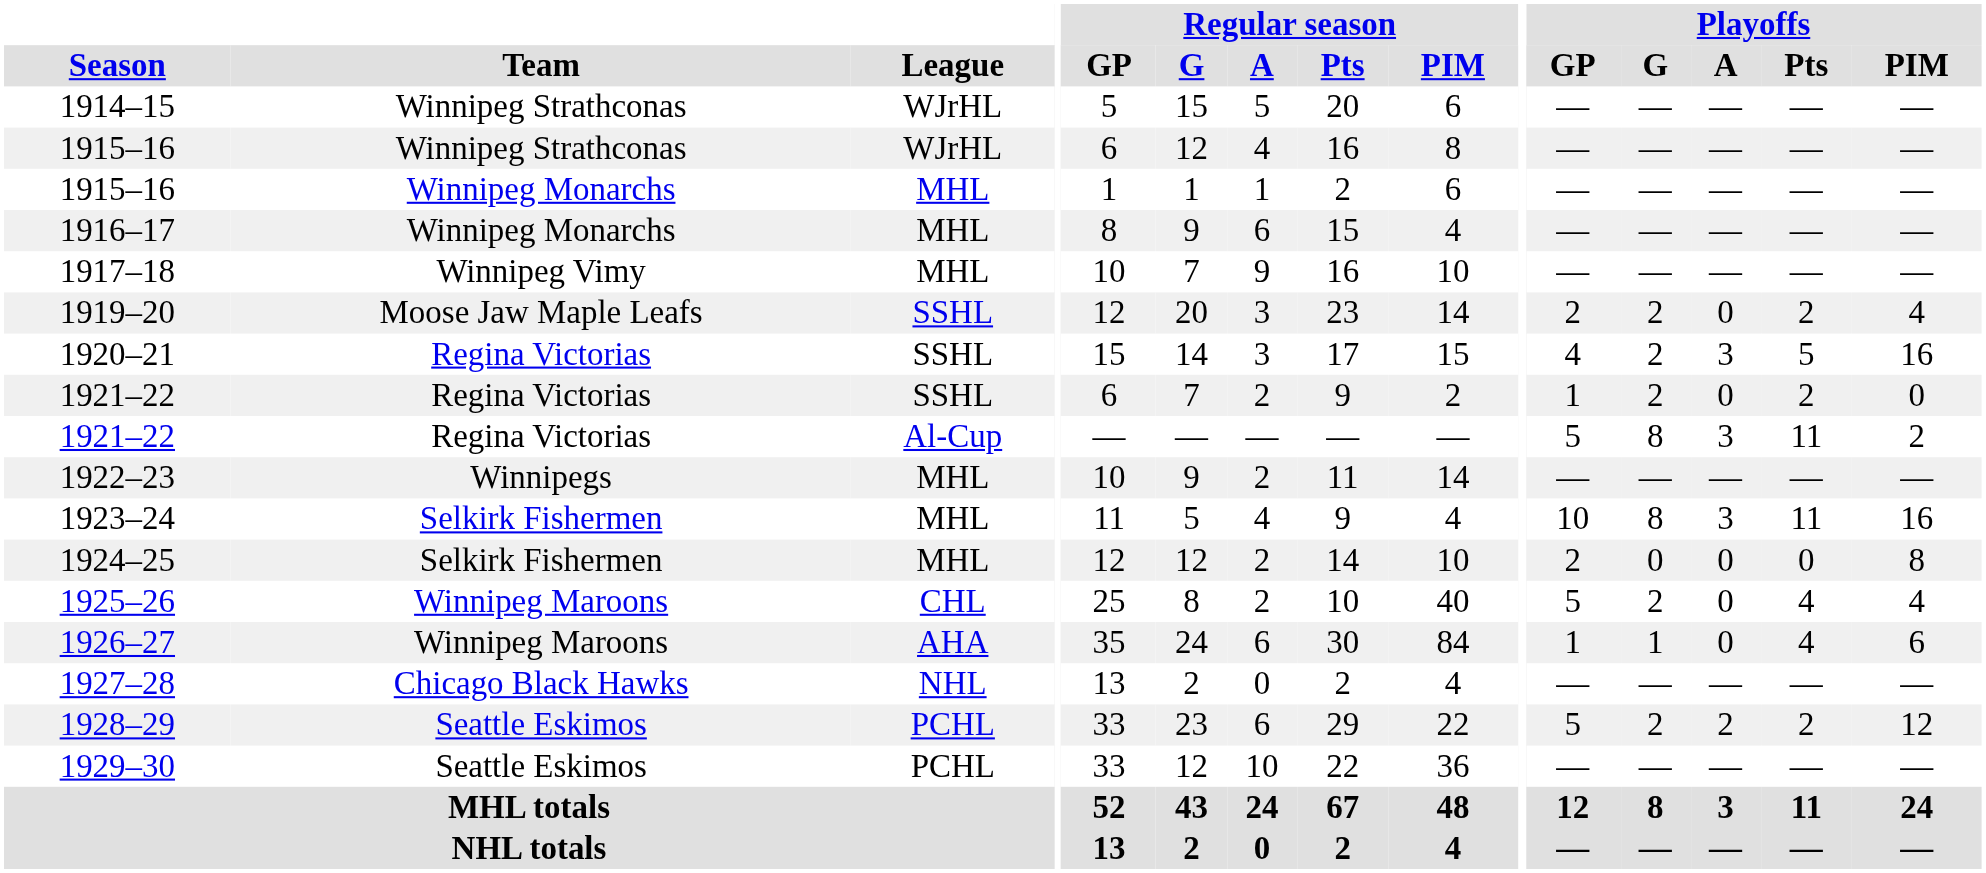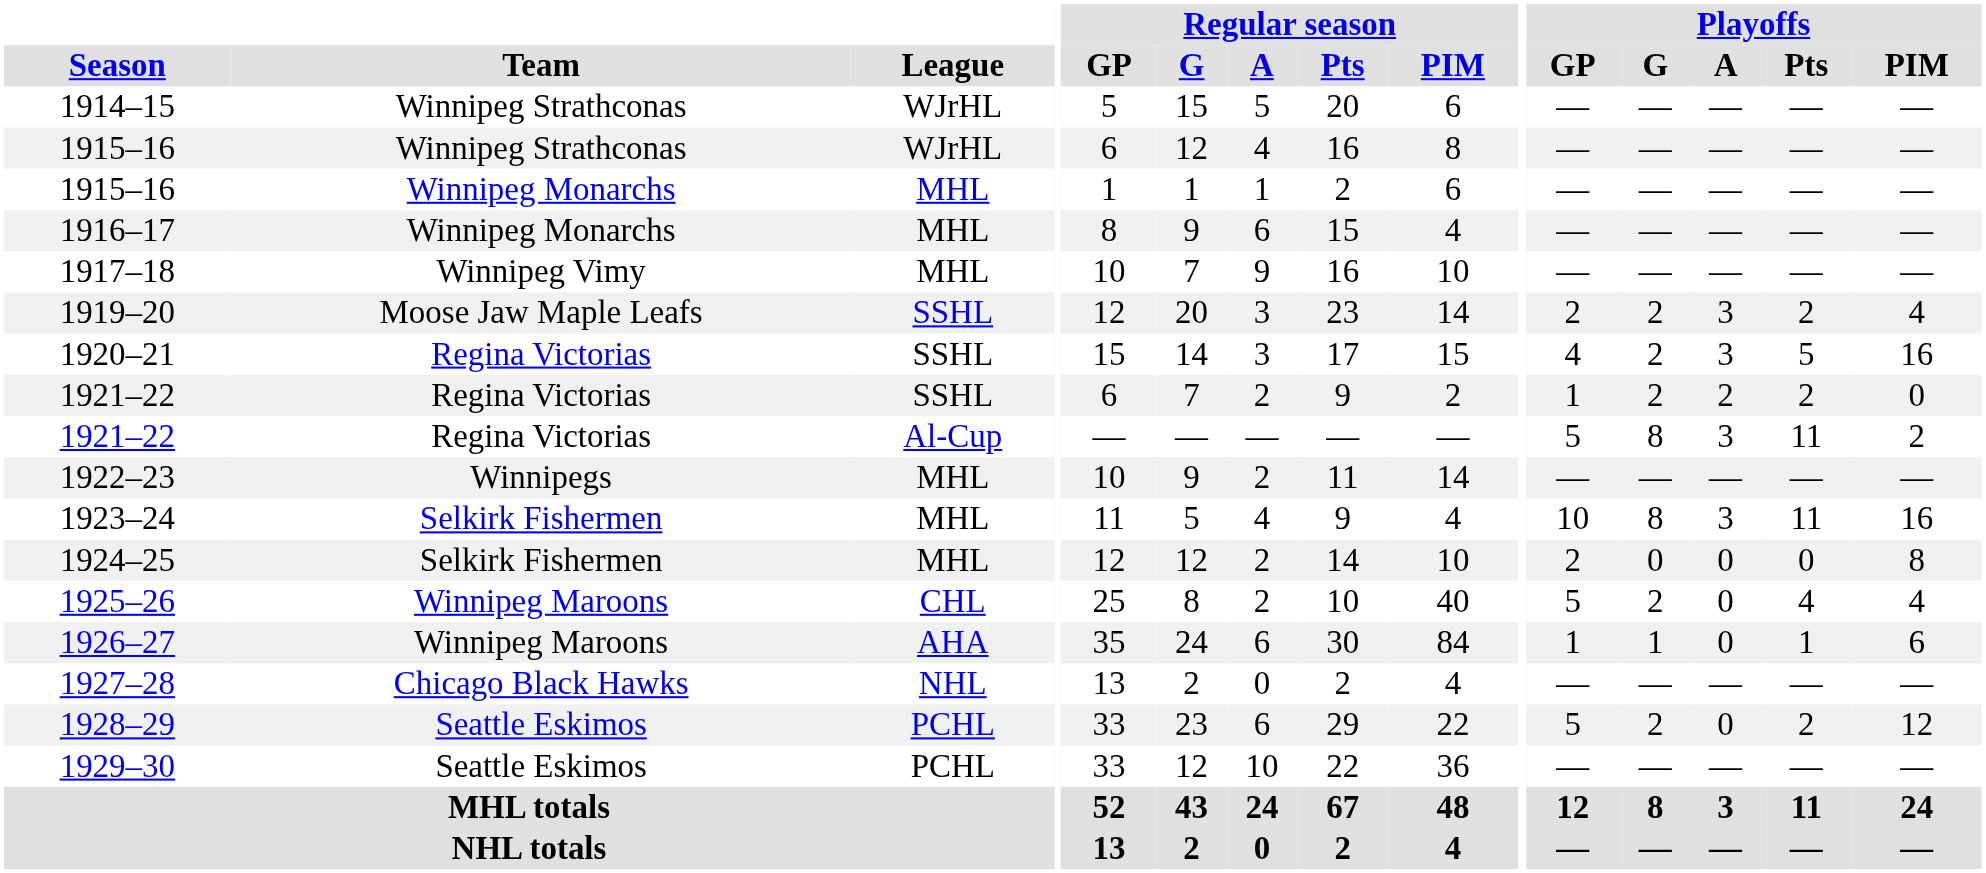(1726, 312) 0 -> (1726, 312) 3
(1726, 394) 0 -> (1726, 394) 2
(1806, 642) 4 -> (1806, 642) 1
(1726, 724) 2 -> (1726, 724) 0
